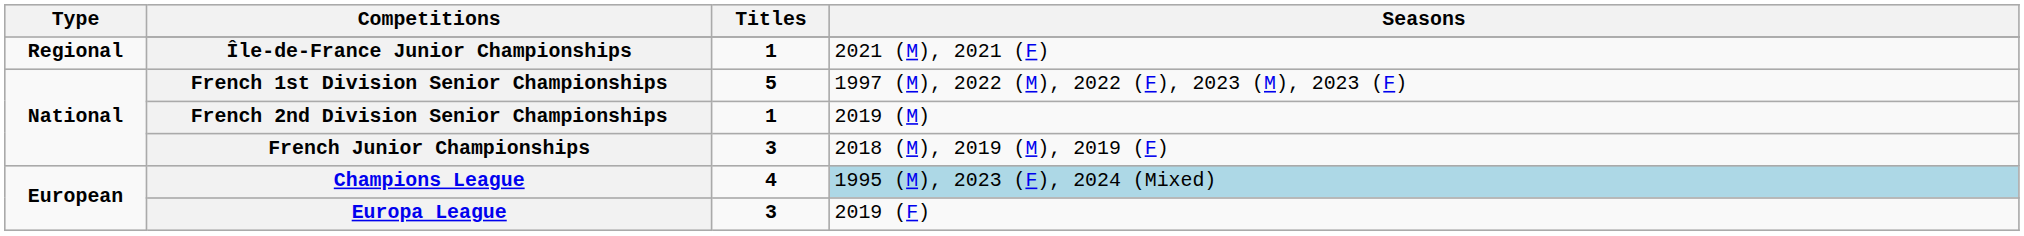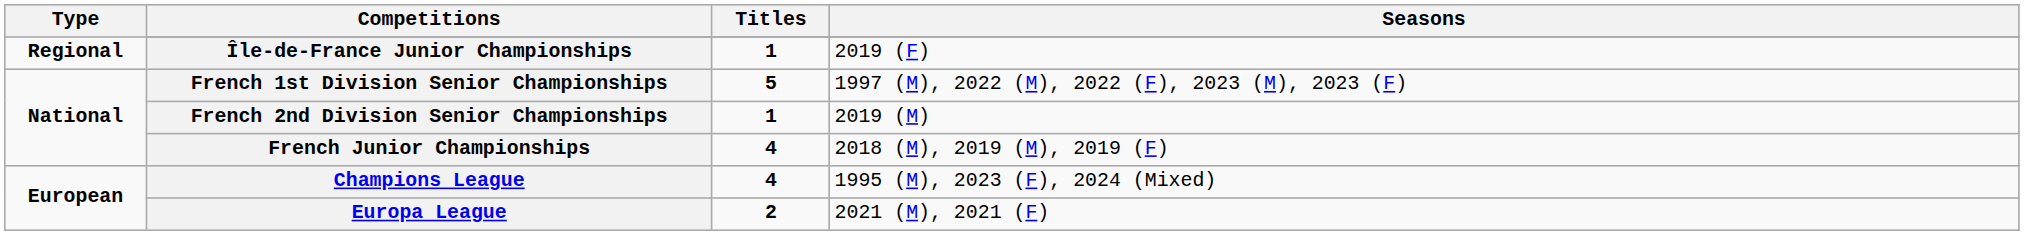(942, 53) 2021 (M), 2021 (F) -> (882, 53) 2019 (F)
(771, 150) 3 -> (771, 150) 4
(1025, 182) lightblue background -> (1025, 182) no background
(771, 214) 3 -> (771, 214) 2
(882, 214) 2019 (F) -> (942, 214) 2021 (M), 2021 (F)
